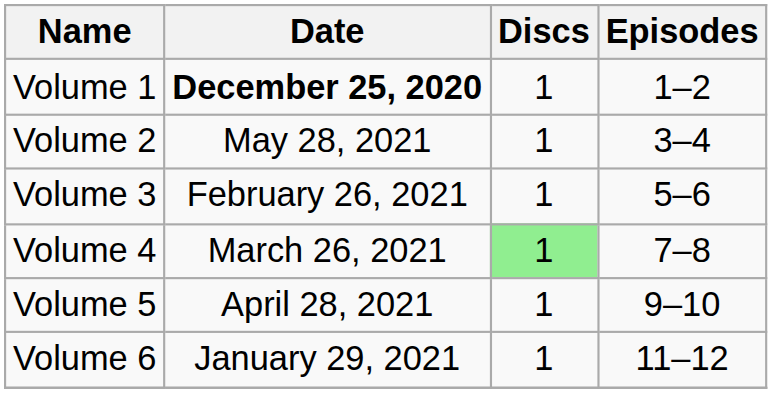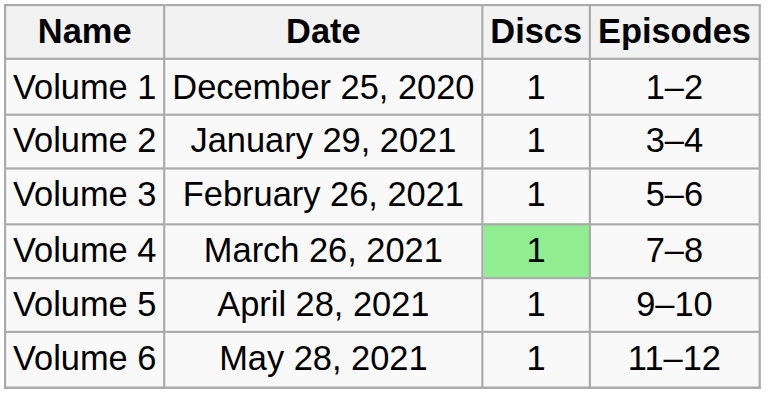(327, 86) bold -> (323, 86) normal
(327, 140) May 28, 2021 -> (323, 140) January 29, 2021
(327, 359) January 29, 2021 -> (323, 359) May 28, 2021
